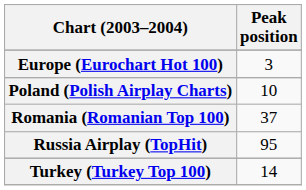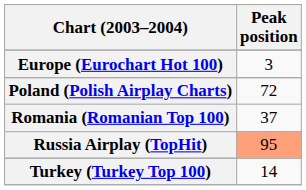(269, 90) 10 -> (269, 90) 72
(269, 144) no background -> (269, 144) lightsalmon background
